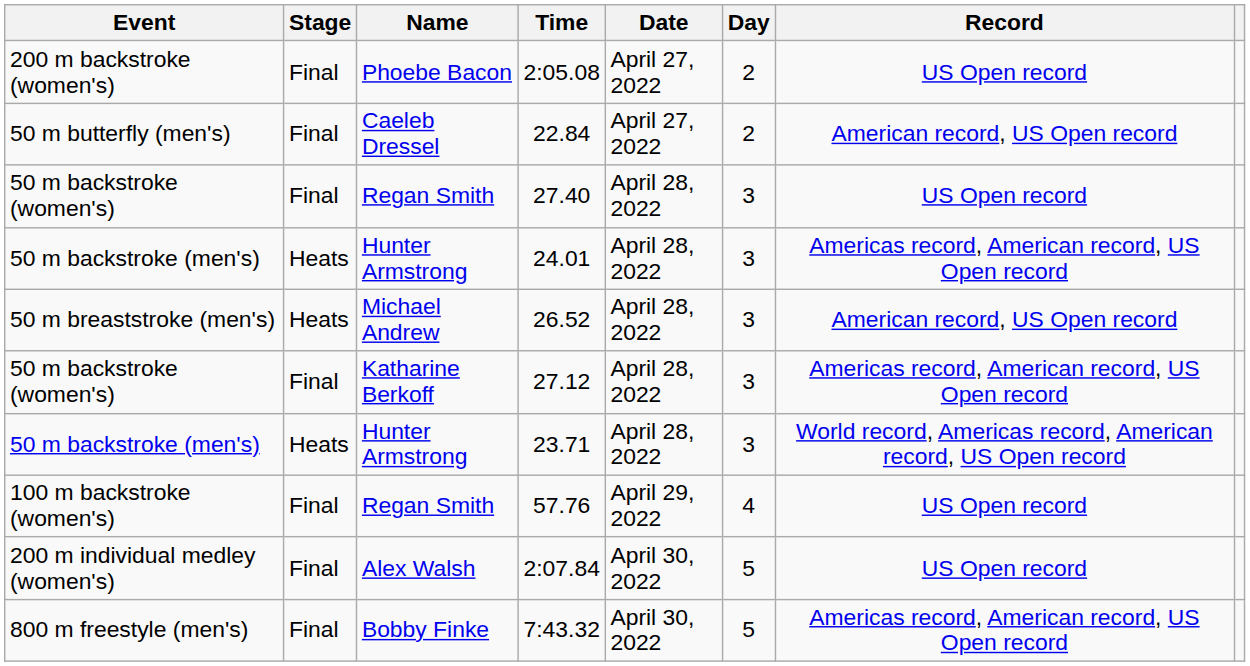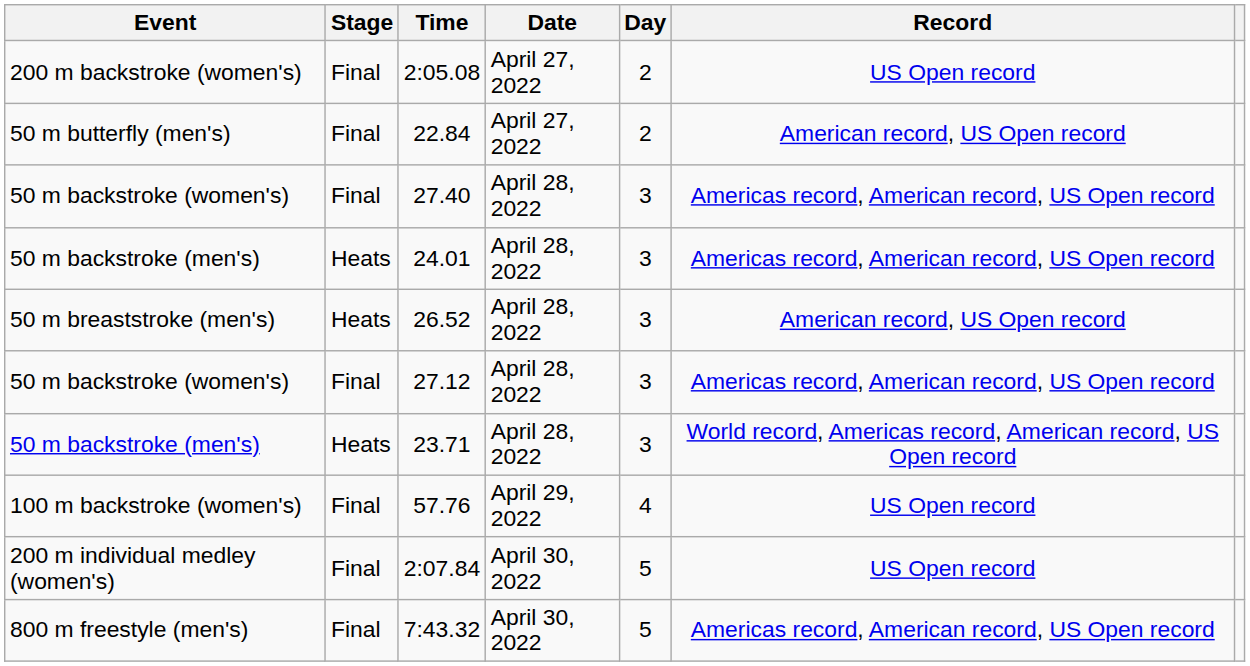- column: (437, 22)
(1004, 195) US Open record -> (953, 195) Americas record, American record, US Open record
